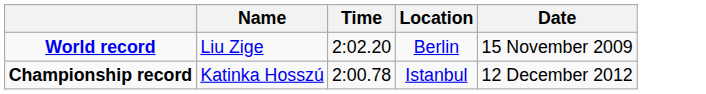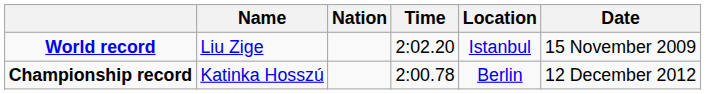+ column: (360, 18)
(436, 46) Berlin -> (500, 46) Istanbul
(436, 74) Istanbul -> (500, 74) Berlin
